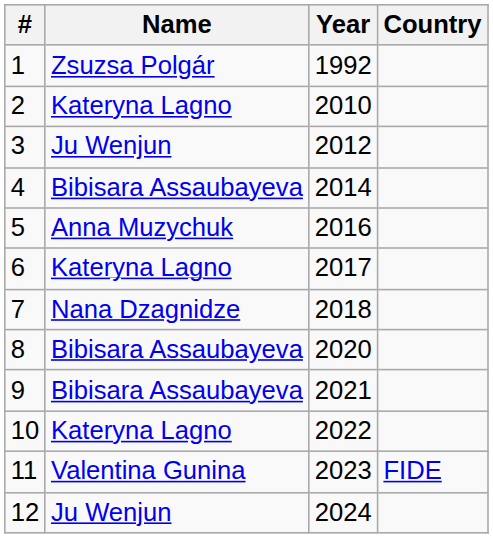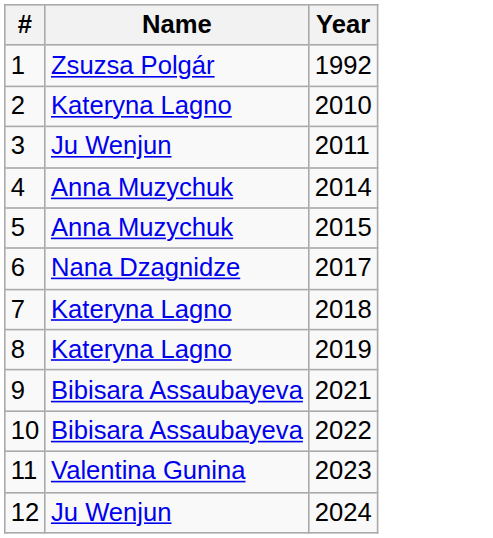- column: (432, 24)
(343, 146) 2012 -> (342, 146) 2011
(177, 187) Bibisara Assaubayeva -> (142, 187) Anna Muzychuk
(343, 227) 2016 -> (343, 227) 2015
(141, 268) Kateryna Lagno -> (146, 268) Nana Dzagnidze
(146, 308) Nana Dzagnidze -> (141, 308) Kateryna Lagno
(177, 349) Bibisara Assaubayeva -> (141, 349) Kateryna Lagno
(343, 349) 2020 -> (343, 349) 2019
(141, 430) Kateryna Lagno -> (177, 430) Bibisara Assaubayeva
